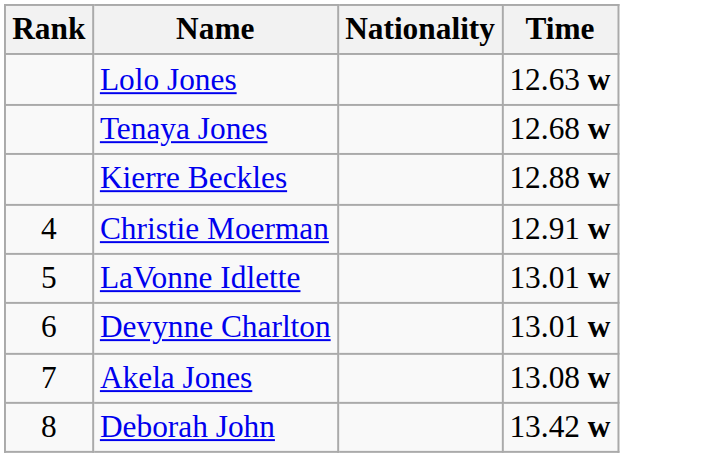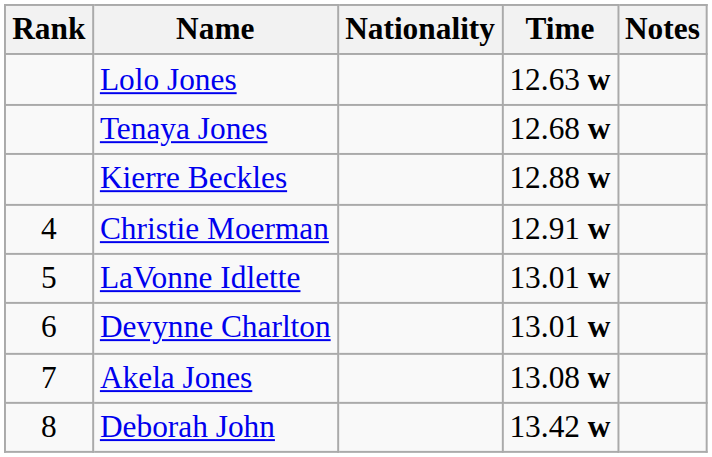+ column: (662, 29)
